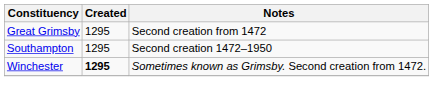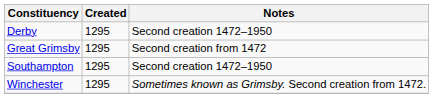+ row: (22, 31)
(97, 66) bold -> (97, 84) normal
